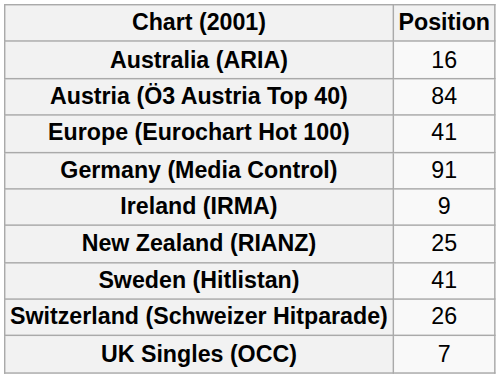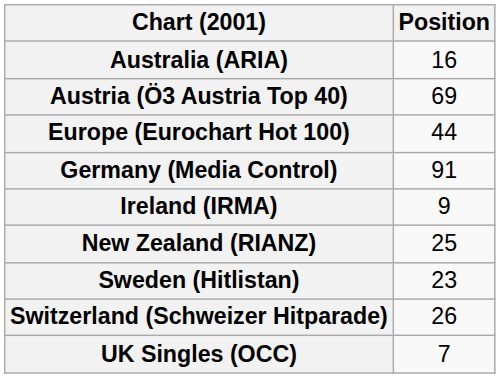(444, 96) 84 -> (444, 96) 69
(444, 133) 41 -> (444, 133) 44
(444, 280) 41 -> (444, 280) 23
